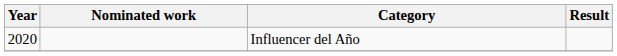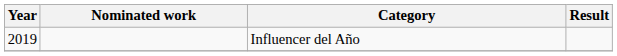(22, 39) 2020 -> (22, 39) 2019
